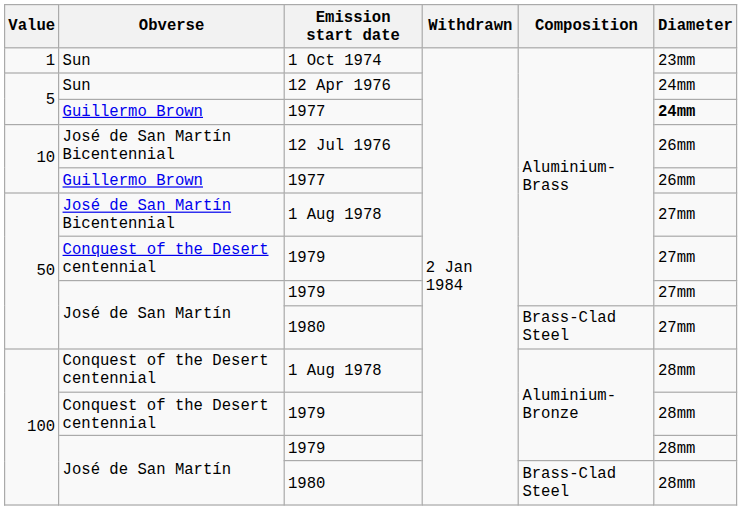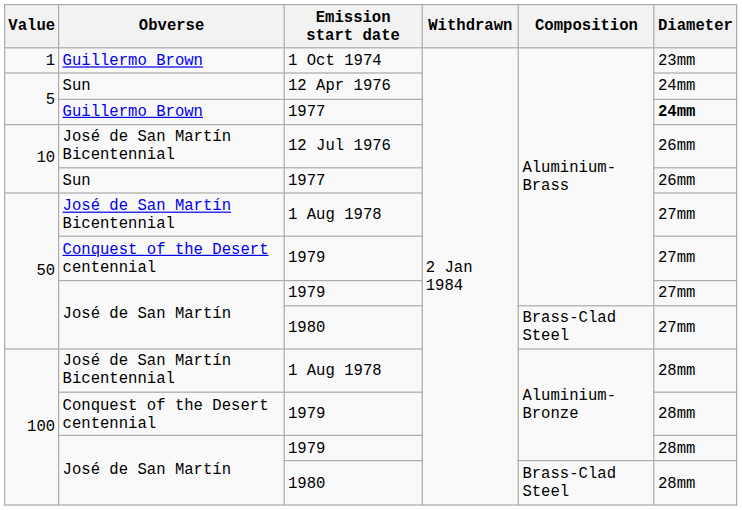(77, 61) Sun -> (133, 61) Guillermo Brown
(133, 180) Guillermo Brown -> (77, 180) Sun
(166, 371) Conquest of the Desert centennial -> (147, 371) José de San Martín Bicentennial
